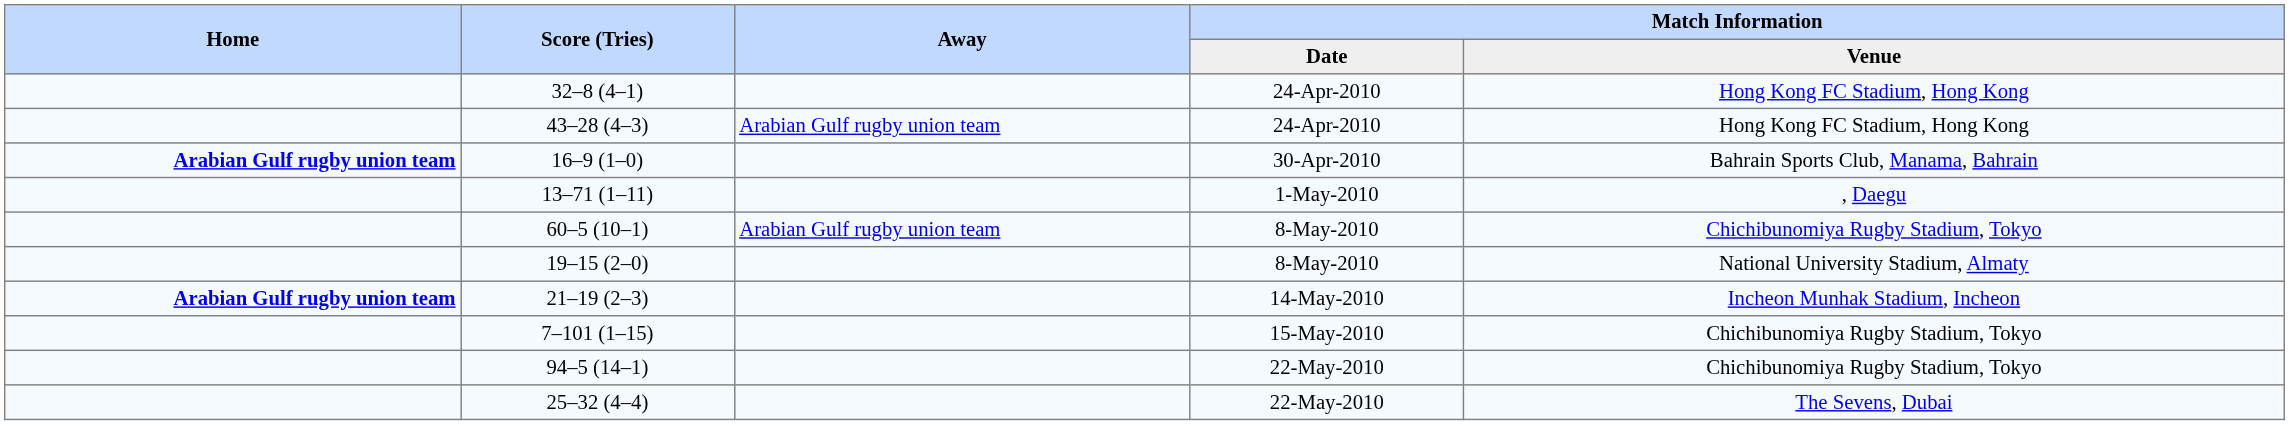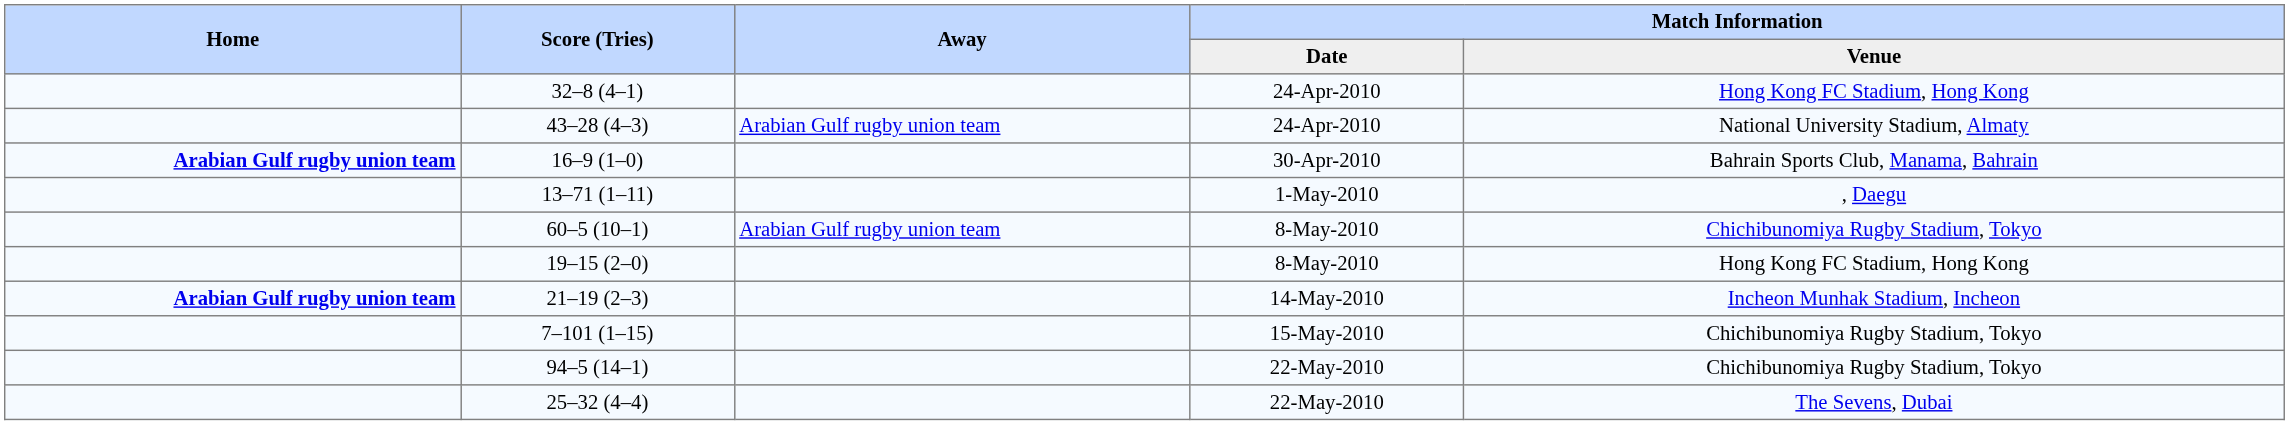(1874, 125) Hong Kong FC Stadium, Hong Kong -> (1874, 125) National University Stadium, Almaty
(1874, 263) National University Stadium, Almaty -> (1874, 263) Hong Kong FC Stadium, Hong Kong
